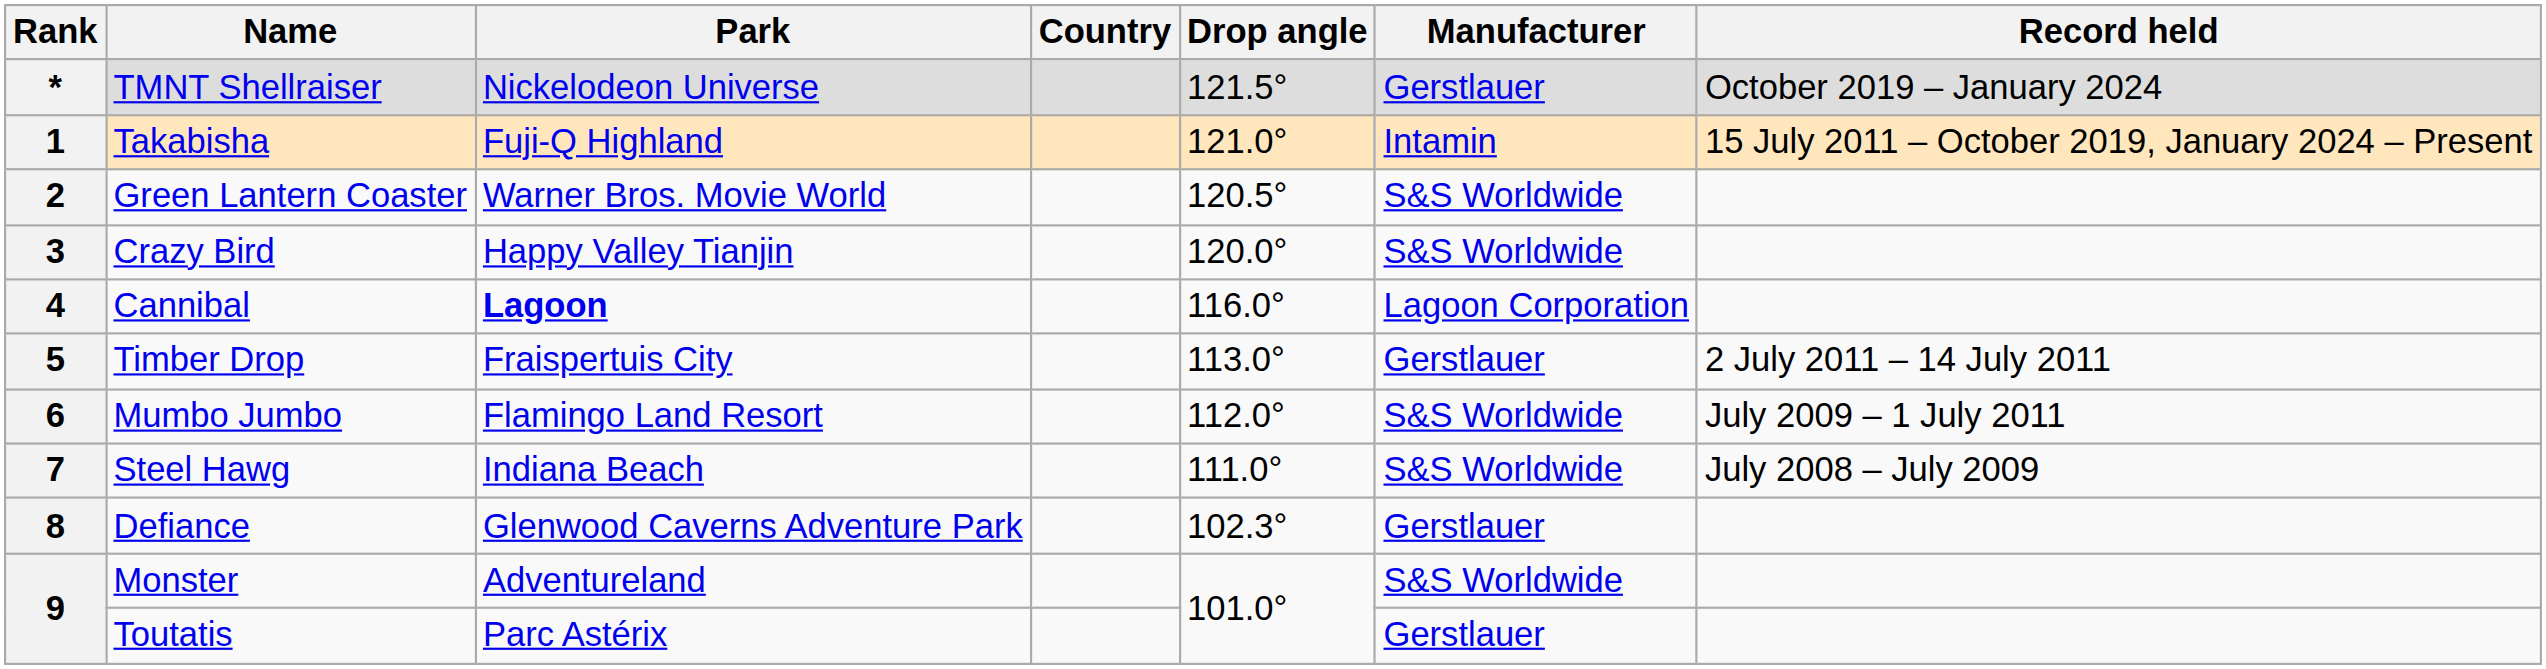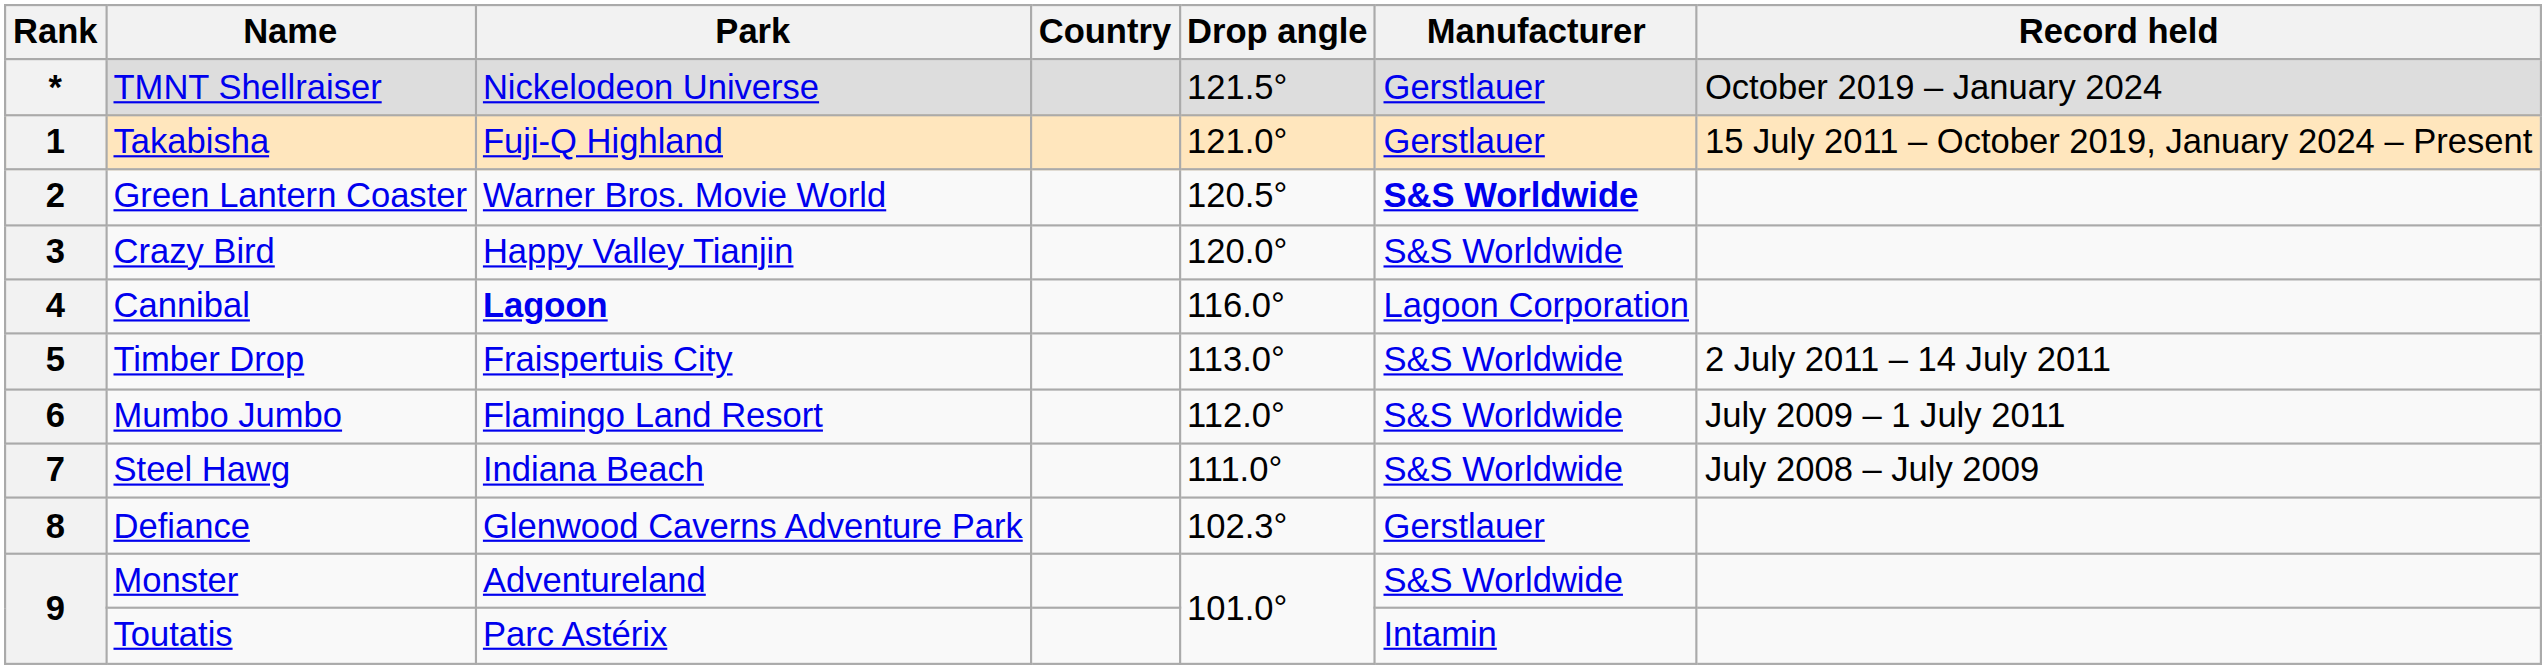(1440, 141) Intamin -> (1464, 141) Gerstlauer
(1503, 196) normal -> (1511, 196) bold
(1464, 360) Gerstlauer -> (1503, 360) S&S Worldwide
(1464, 634) Gerstlauer -> (1440, 634) Intamin
